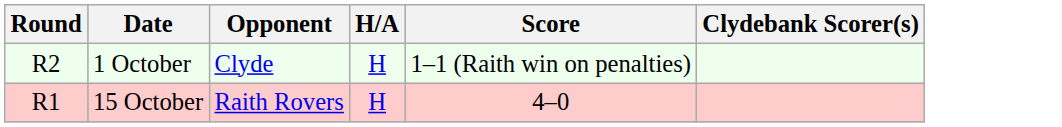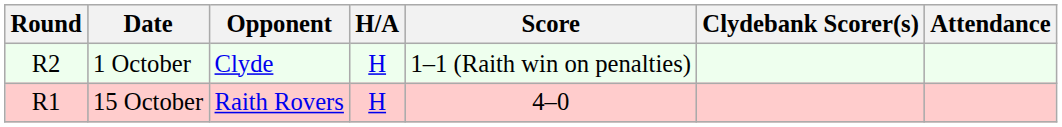+ column: (990, 24)
